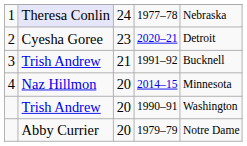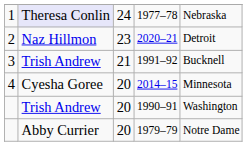(62, 38) Cyesha Goree -> (59, 38) Naz Hillmon
(59, 84) Naz Hillmon -> (62, 84) Cyesha Goree
